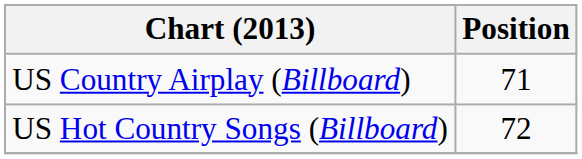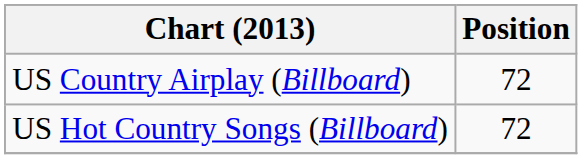(516, 78) 71 -> (516, 78) 72
